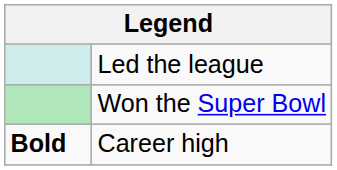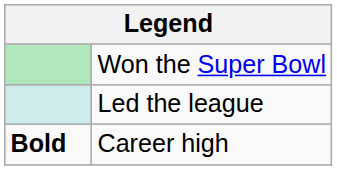rows swapped: (212, 104) <-> (181, 64)
